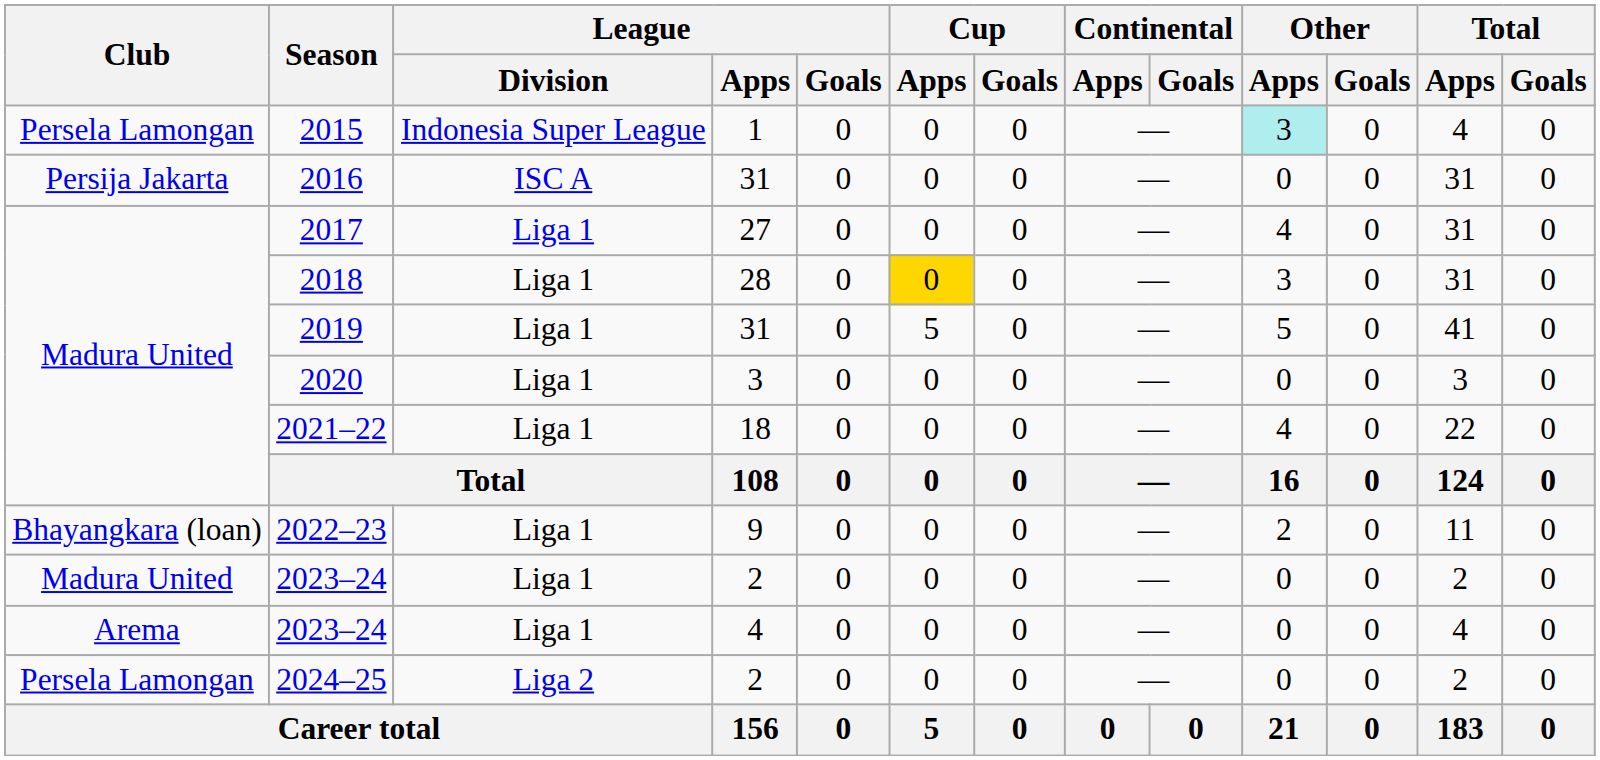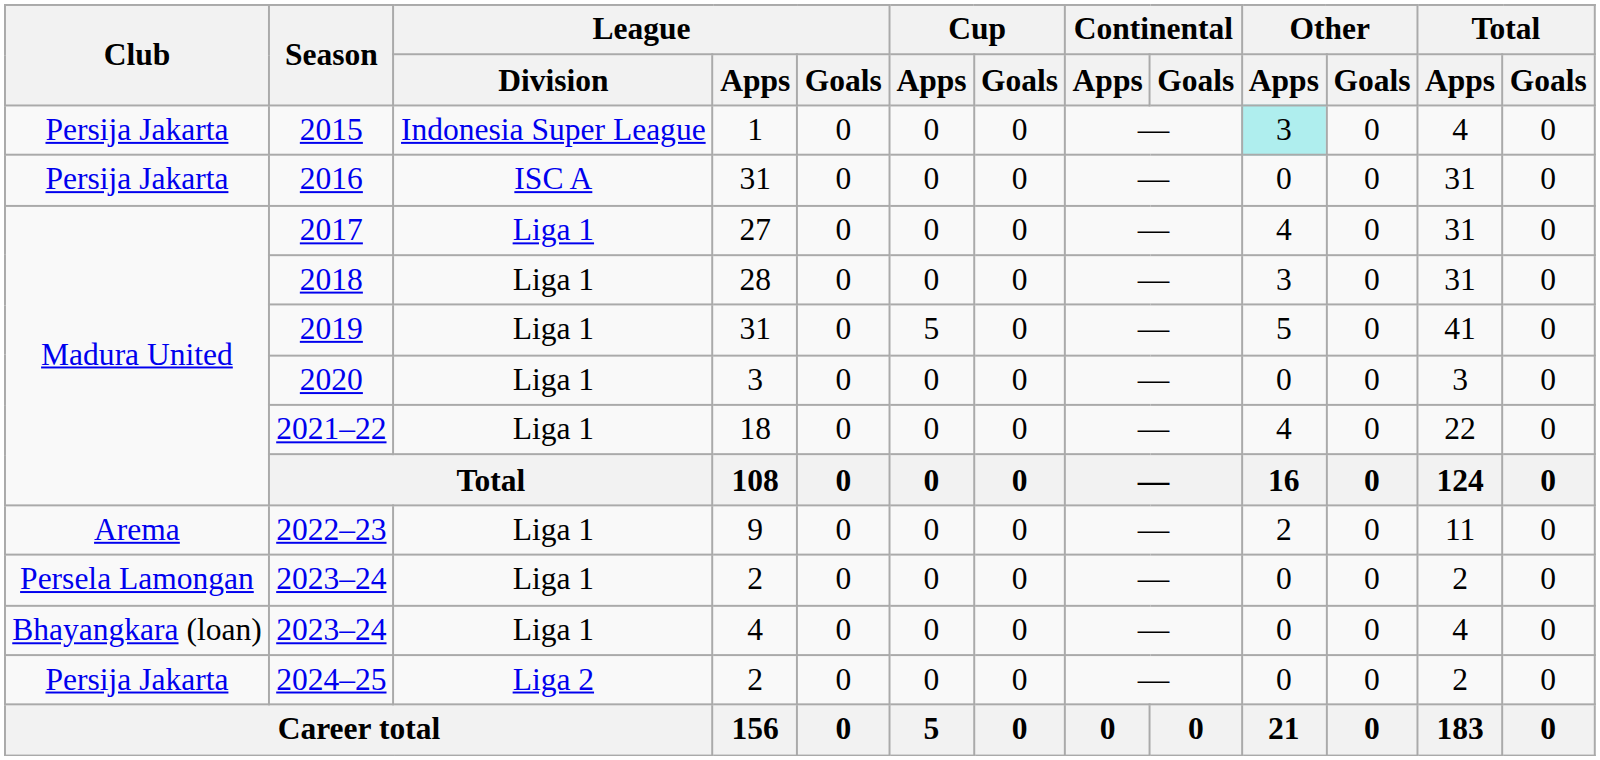(137, 129) Persela Lamongan -> (137, 129) Persija Jakarta
(931, 279) gold background -> (931, 279) no background
(137, 529) Bhayangkara (loan) -> (137, 529) Arema
(137, 579) Madura United -> (137, 579) Persela Lamongan
(137, 629) Arema -> (137, 629) Bhayangkara (loan)
(137, 679) Persela Lamongan -> (137, 679) Persija Jakarta
